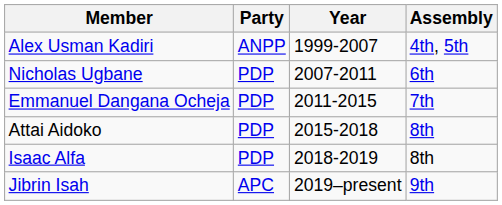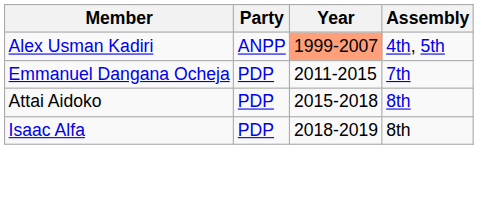(336, 46) no background -> (336, 46) lightsalmon background
- row: (76, 74)
- row: (49, 185)
